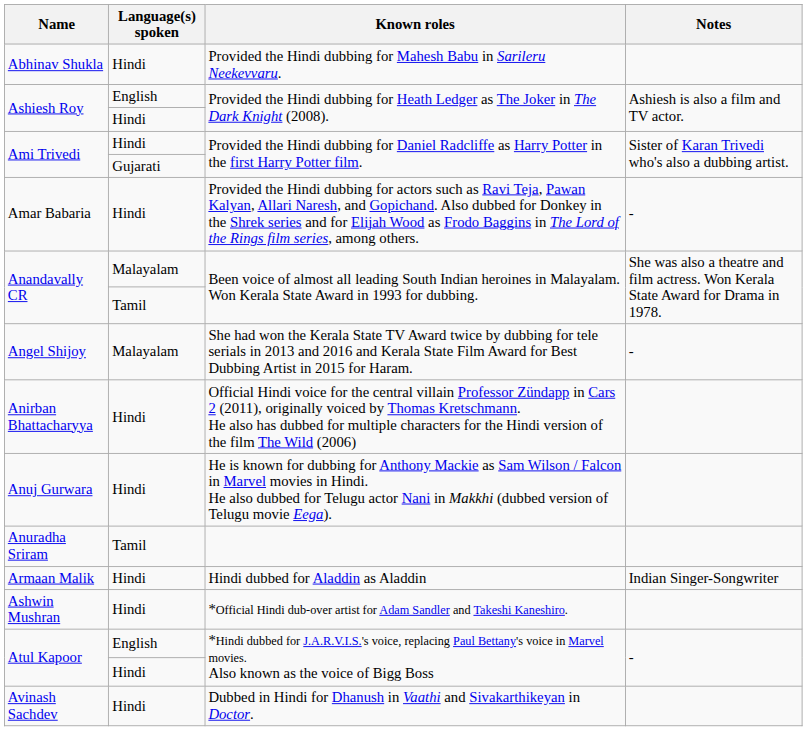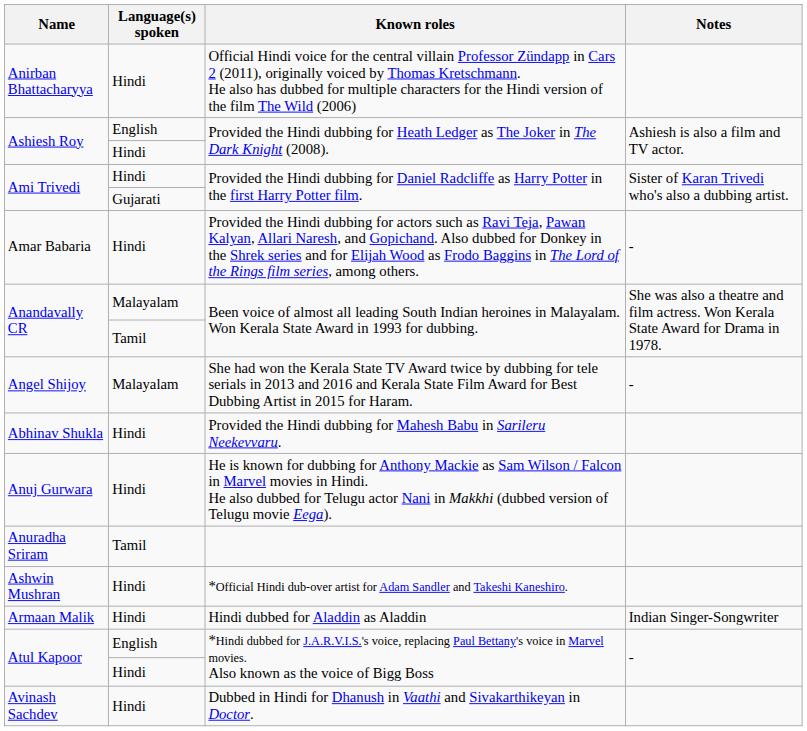rows swapped: (55, 64) <-> (50, 416)
rows swapped: (51, 577) <-> (34, 609)
